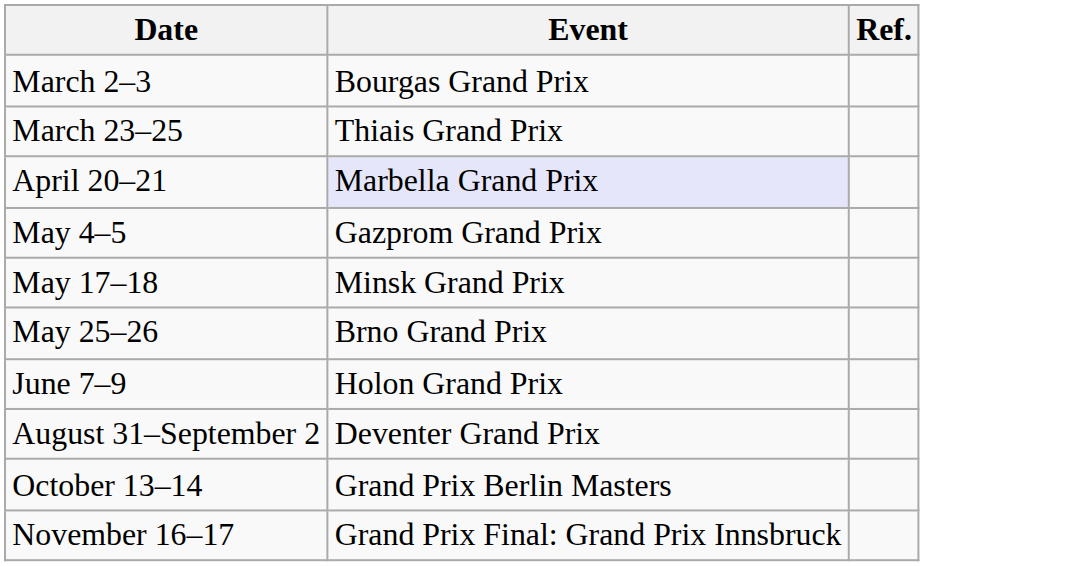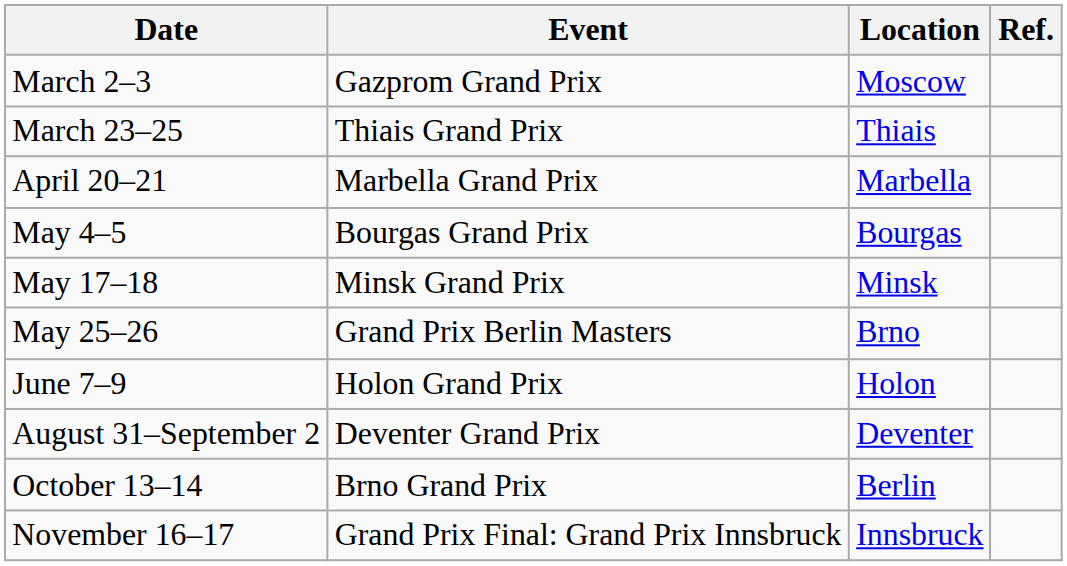+ column: (920, 29)
(462, 80) Bourgas Grand Prix -> (468, 80) Gazprom Grand Prix
(467, 181) lavender background -> (467, 181) no background
(468, 231) Gazprom Grand Prix -> (462, 231) Bourgas Grand Prix
(441, 332) Brno Grand Prix -> (503, 332) Grand Prix Berlin Masters
(503, 484) Grand Prix Berlin Masters -> (441, 484) Brno Grand Prix
